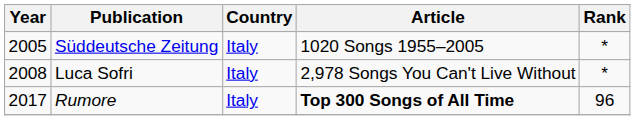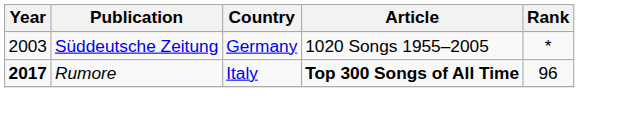(28, 45) 2005 -> (28, 45) 2003
(242, 45) Italy -> (262, 45) Germany
- row: (94, 73)
(28, 100) normal -> (28, 73) bold
